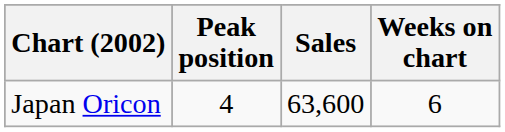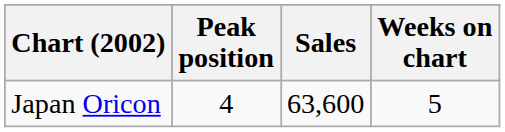(435, 103) 6 -> (435, 103) 5
